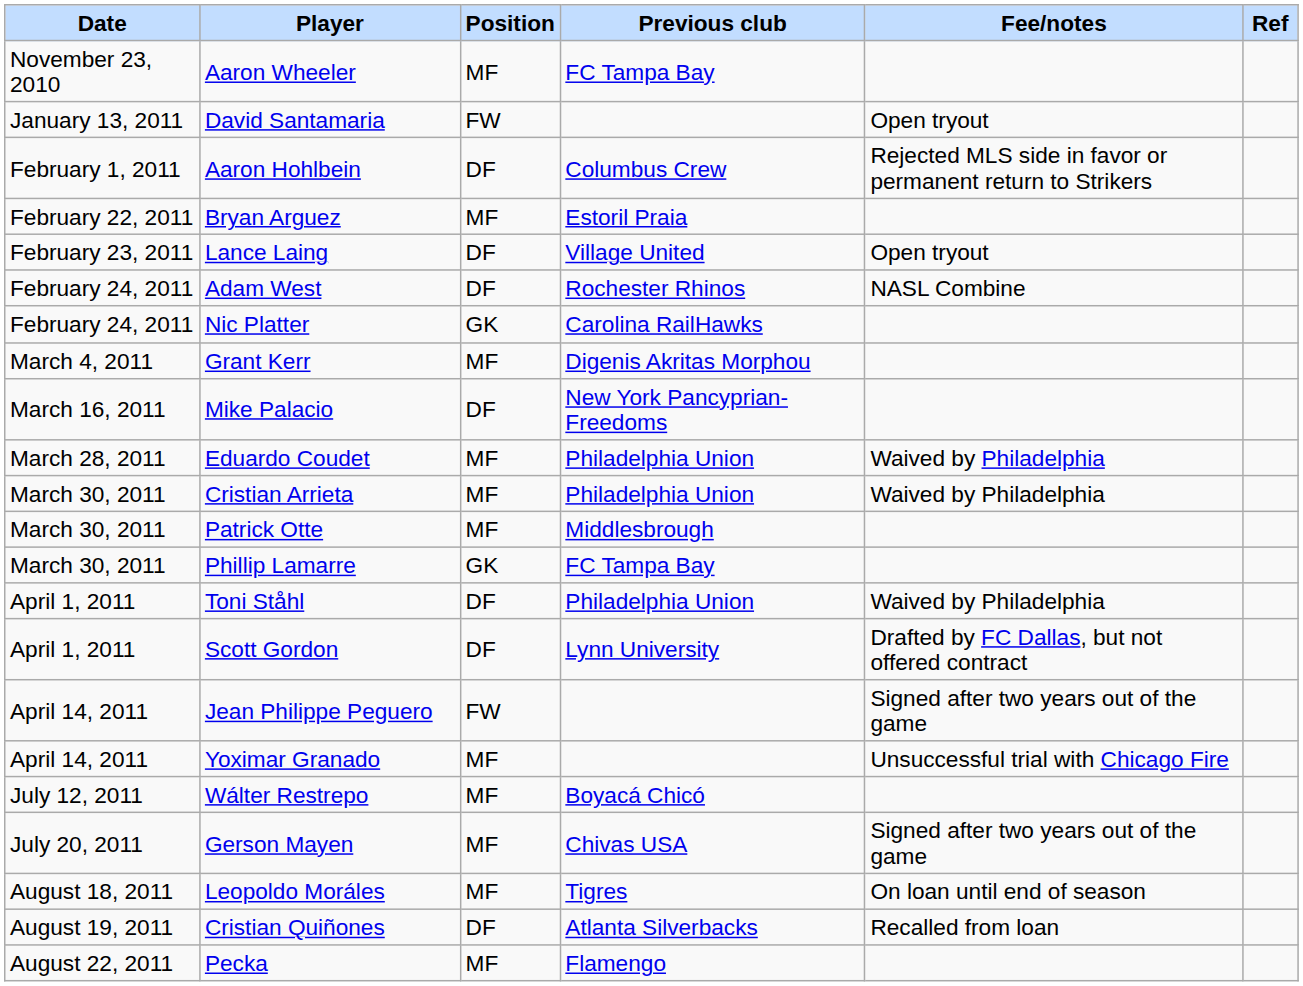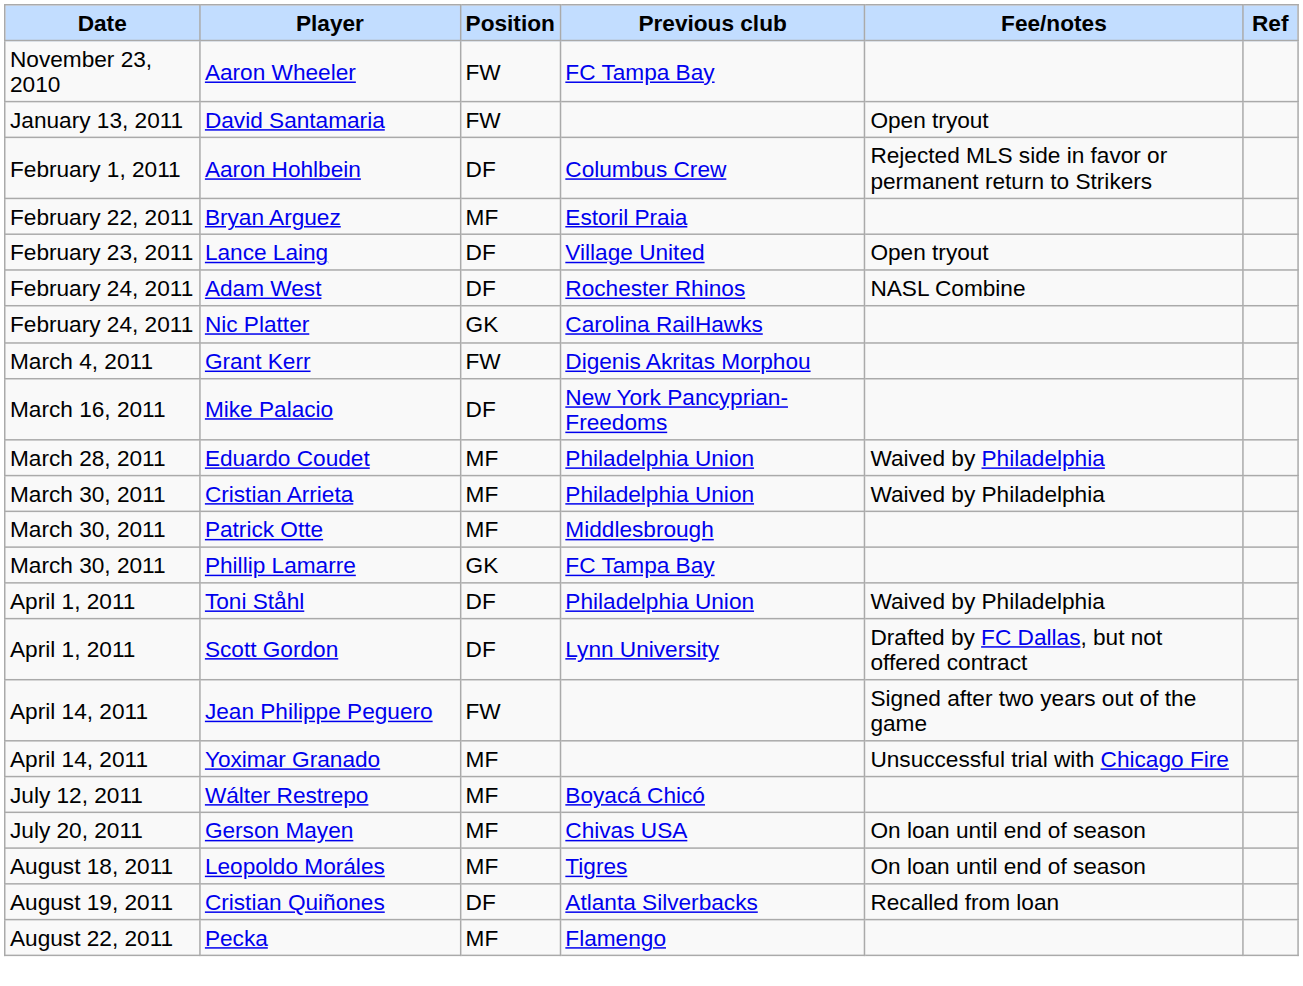(482, 71) MF -> (483, 71) FW
(482, 360) MF -> (483, 360) FW
(1033, 843) Signed after two years out of the game -> (1008, 831) On loan until end of season
